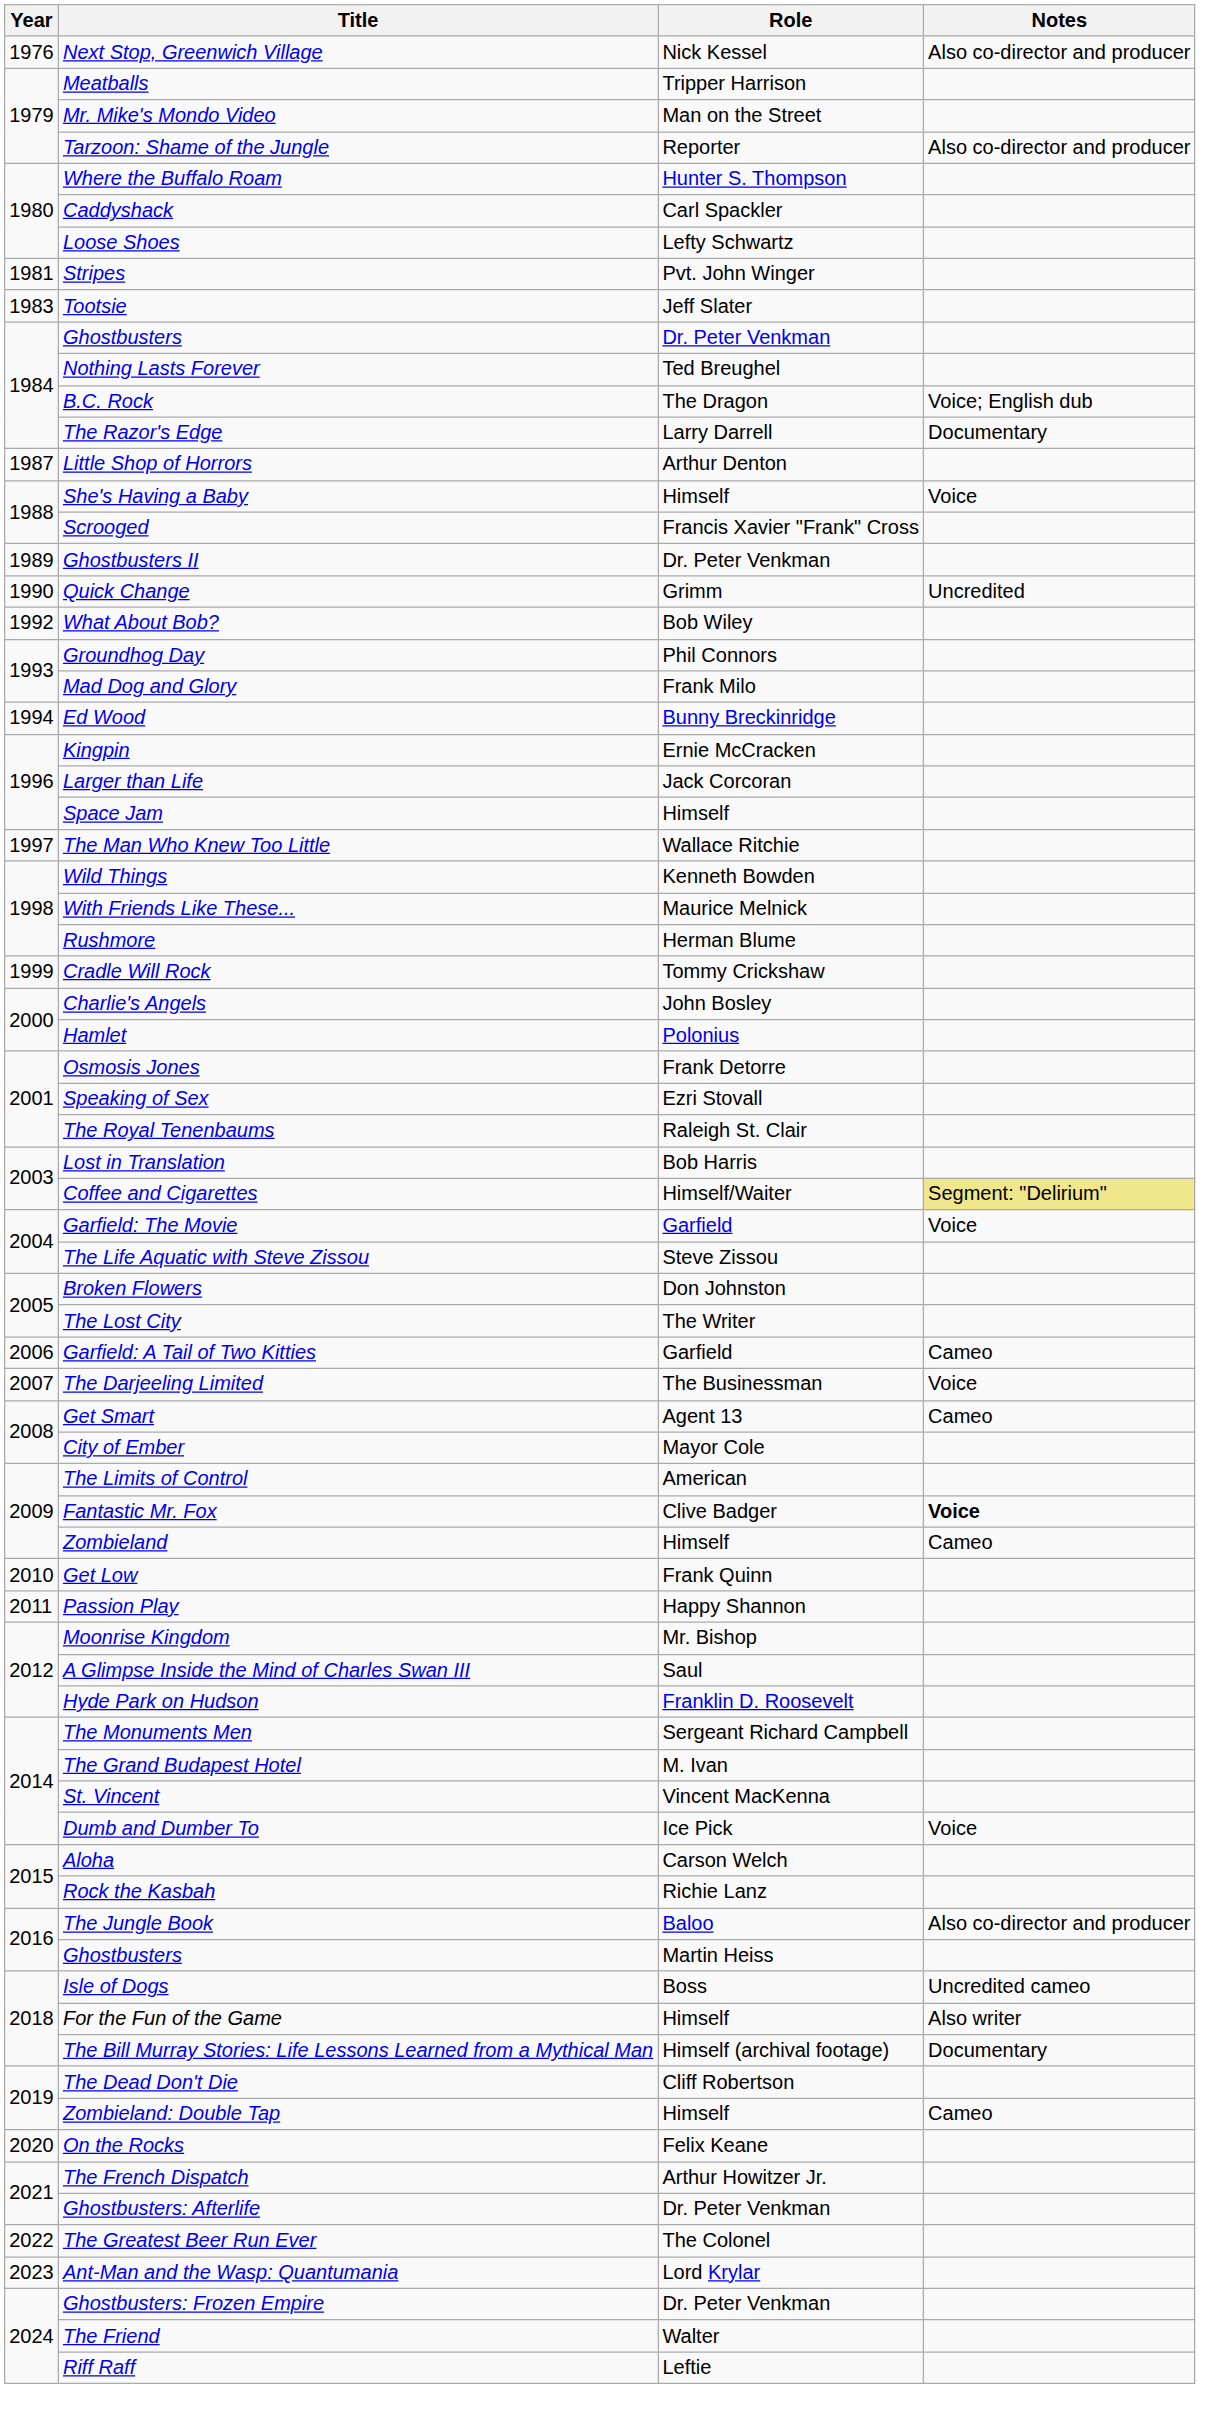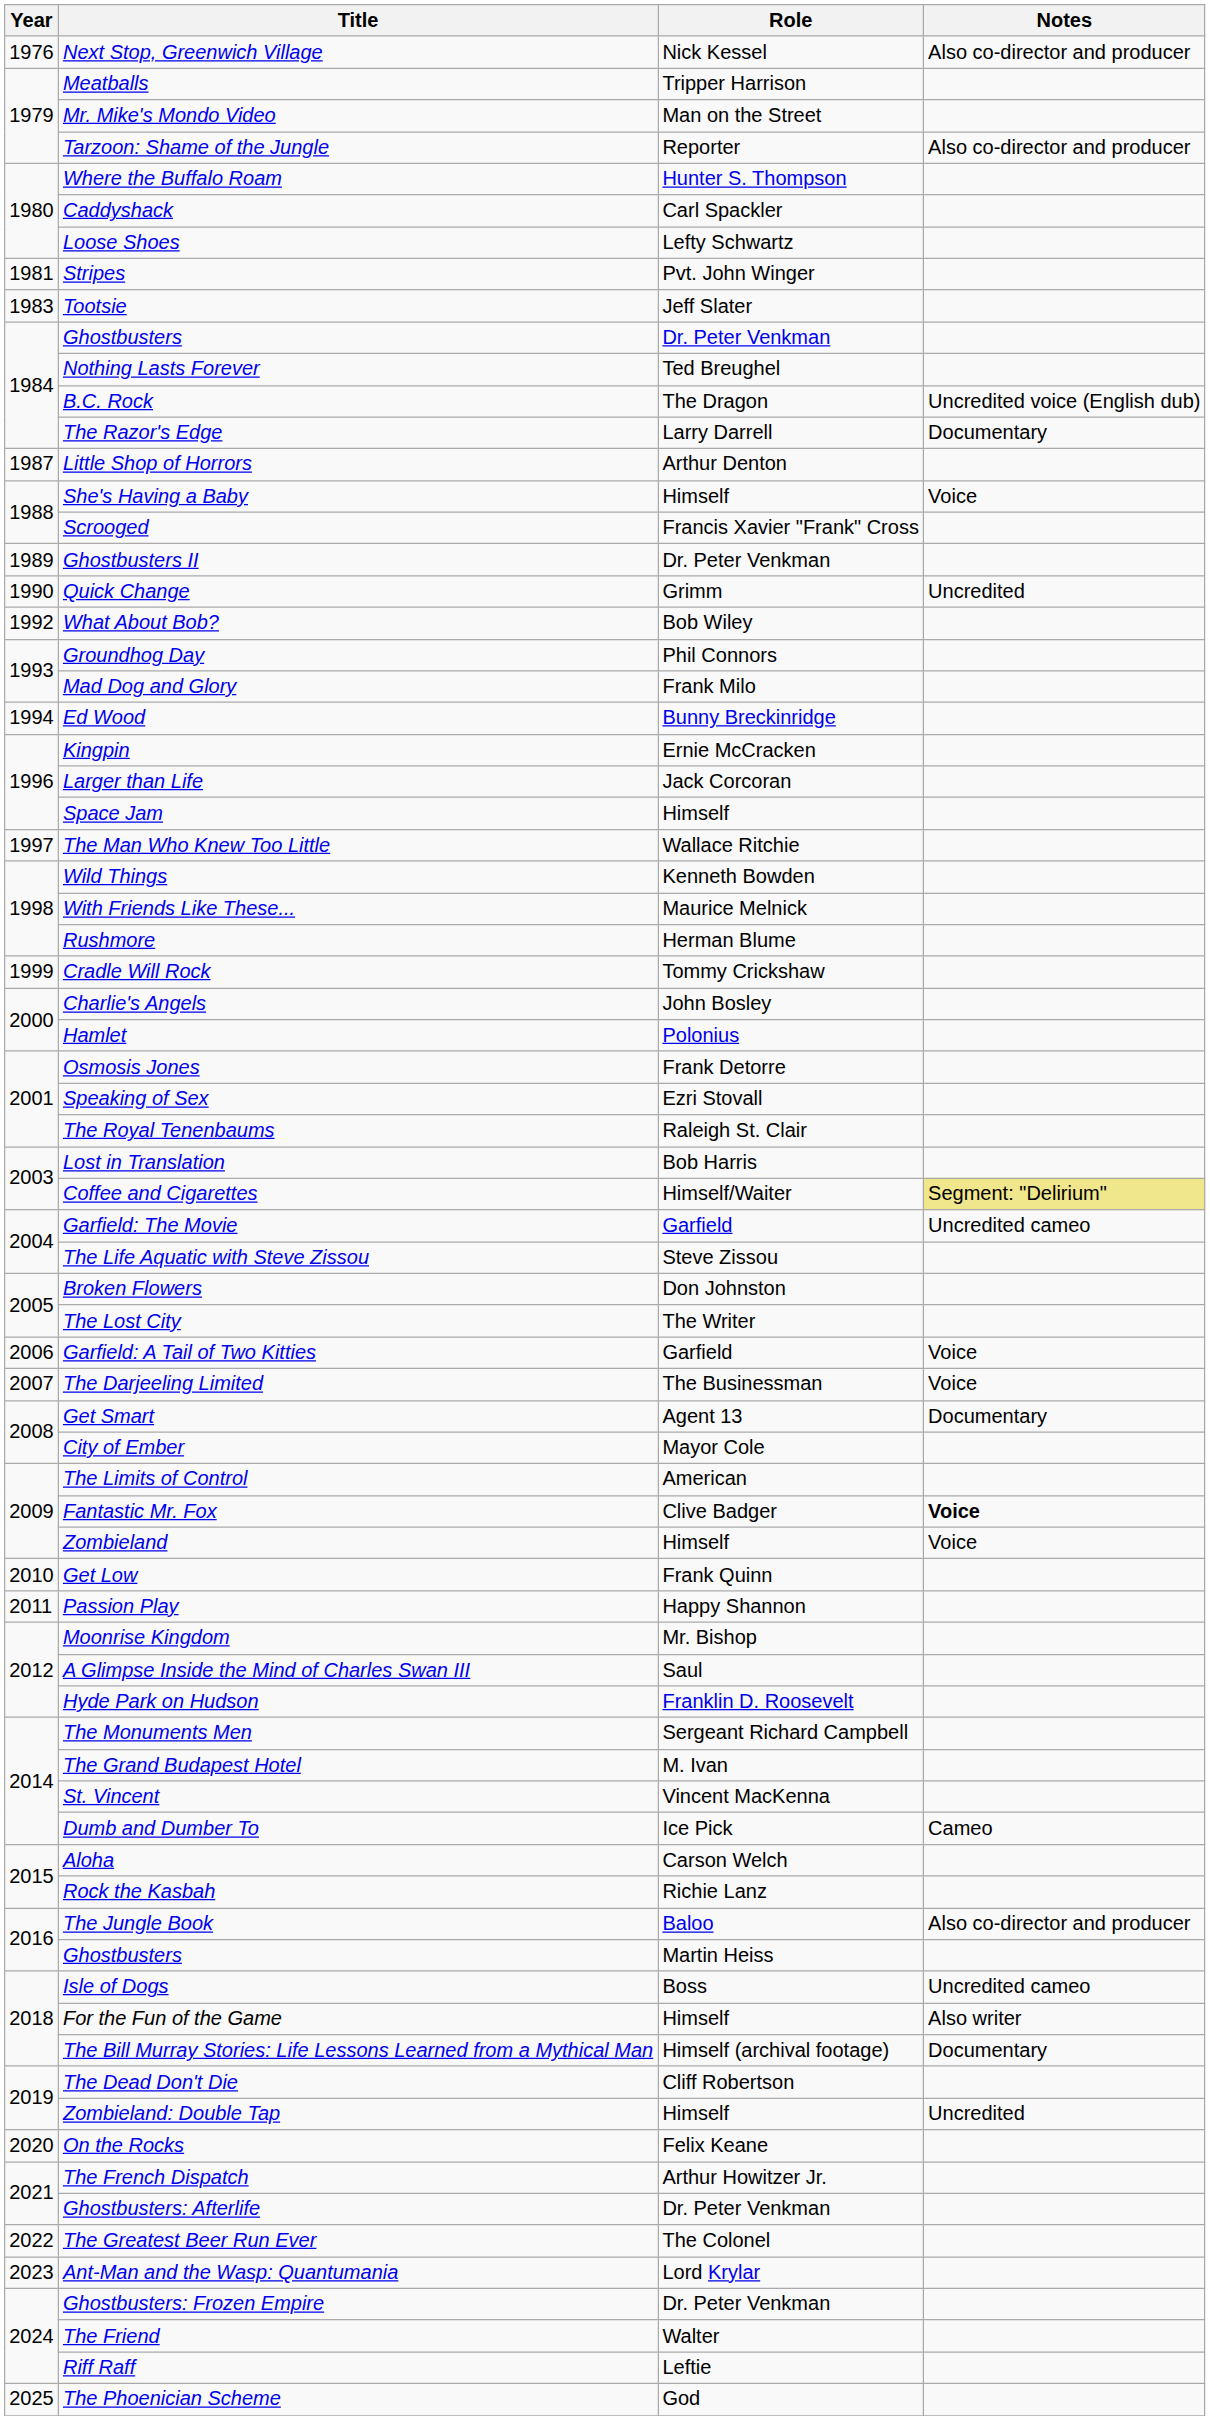(1010, 400) Voice; English dub -> (1064, 400) Uncredited voice (English dub)
(953, 1225) Voice -> (1009, 1225) Uncredited cameo
(960, 1352) Cameo -> (953, 1352) Voice
(960, 1415) Cameo -> (988, 1415) Documentary
(960, 1542) Cameo -> (953, 1542) Voice
(953, 1828) Voice -> (960, 1828) Cameo
(960, 2113) Cameo -> (976, 2113) Uncredited
+ row: (172, 2399)
